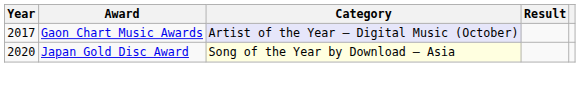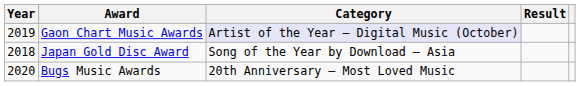(21, 33) 2017 -> (21, 33) 2019
(21, 52) 2020 -> (21, 52) 2018
(332, 52) lightyellow background -> (332, 52) no background
+ row: (101, 71)
